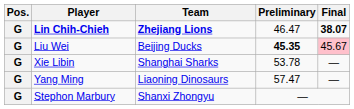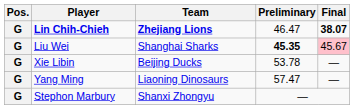(170, 46) Beijing Ducks -> (178, 46) Shanghai Sharks
(178, 63) Shanghai Sharks -> (170, 63) Beijing Ducks
